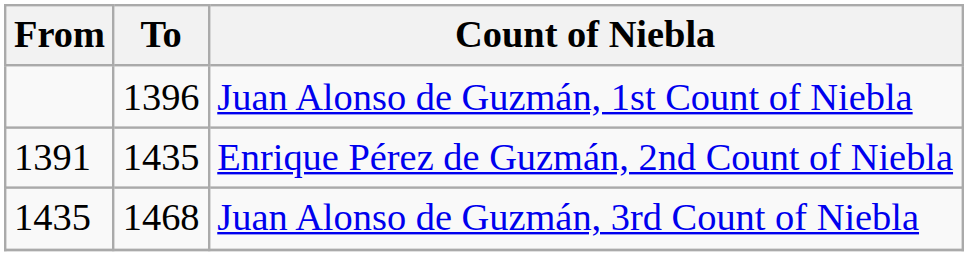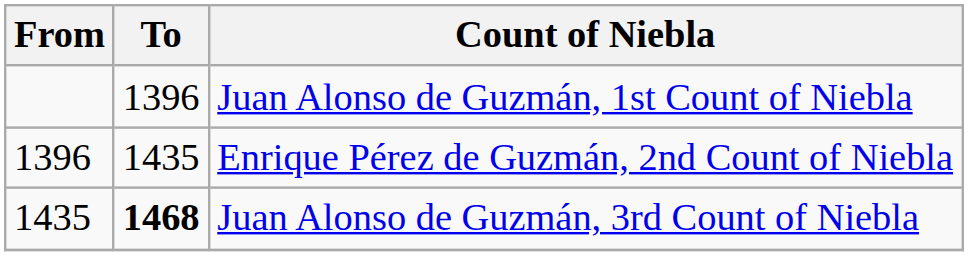(52, 156) 1391 -> (52, 156) 1396
(161, 217) normal -> (161, 217) bold
